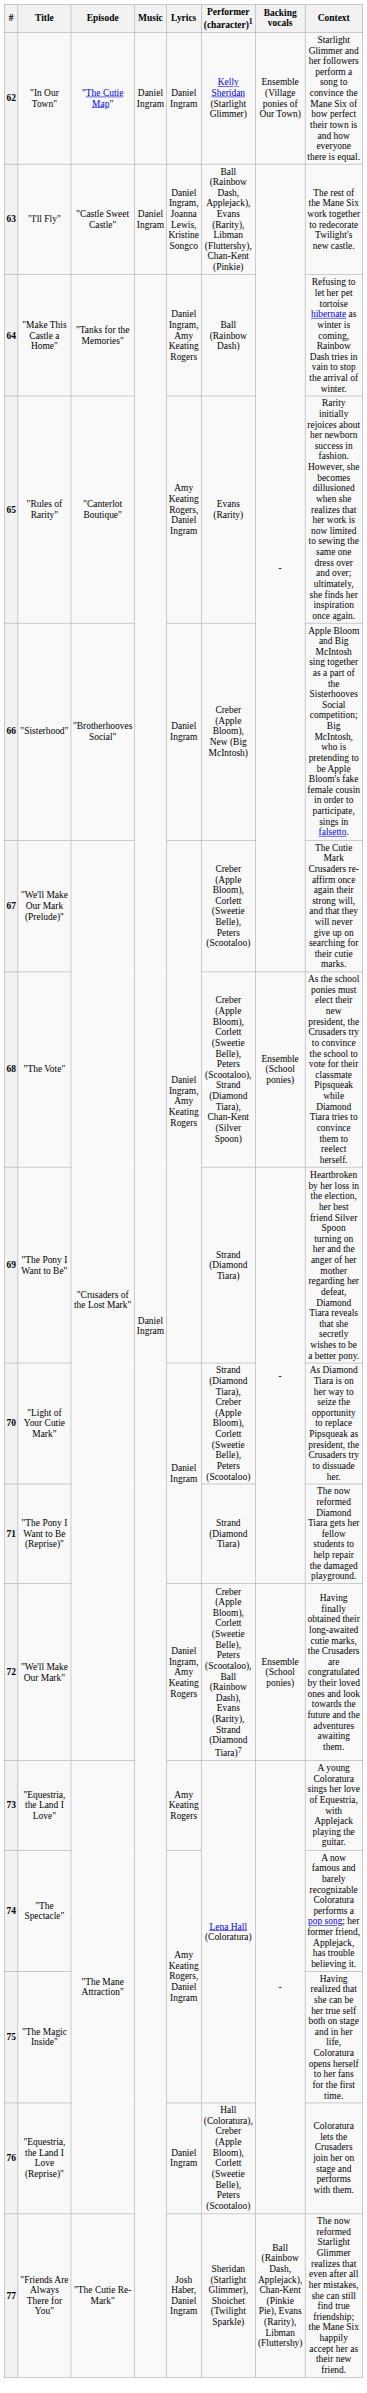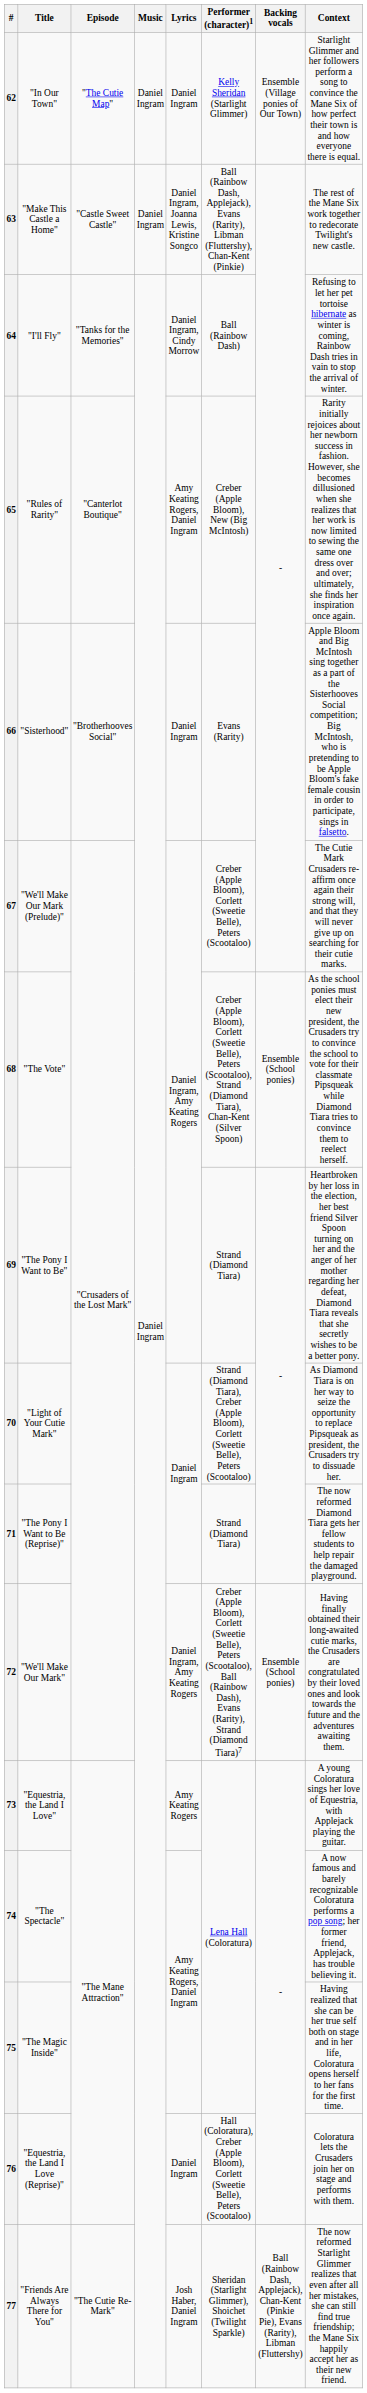(44, 219) "I'll Fly" -> (44, 219) "Make This Castle a Home"
(44, 335) "Make This Castle a Home" -> (44, 335) "I'll Fly"
(184, 335) Daniel Ingram, Amy Keating Rogers -> (184, 335) Daniel Ingram, Cindy Morrow
(228, 509) Evans (Rarity) -> (229, 509) Creber (Apple Bloom), New (Big McIntosh)
(228, 731) Creber (Apple Bloom), New (Big McIntosh) -> (229, 731) Evans (Rarity)
